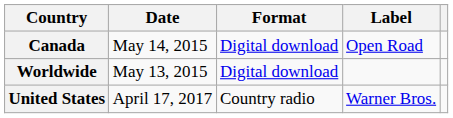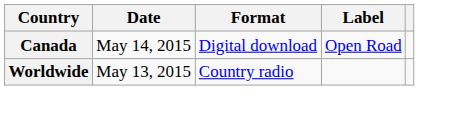(279, 71) Digital download -> (246, 71) Country radio
- row: (57, 98)
